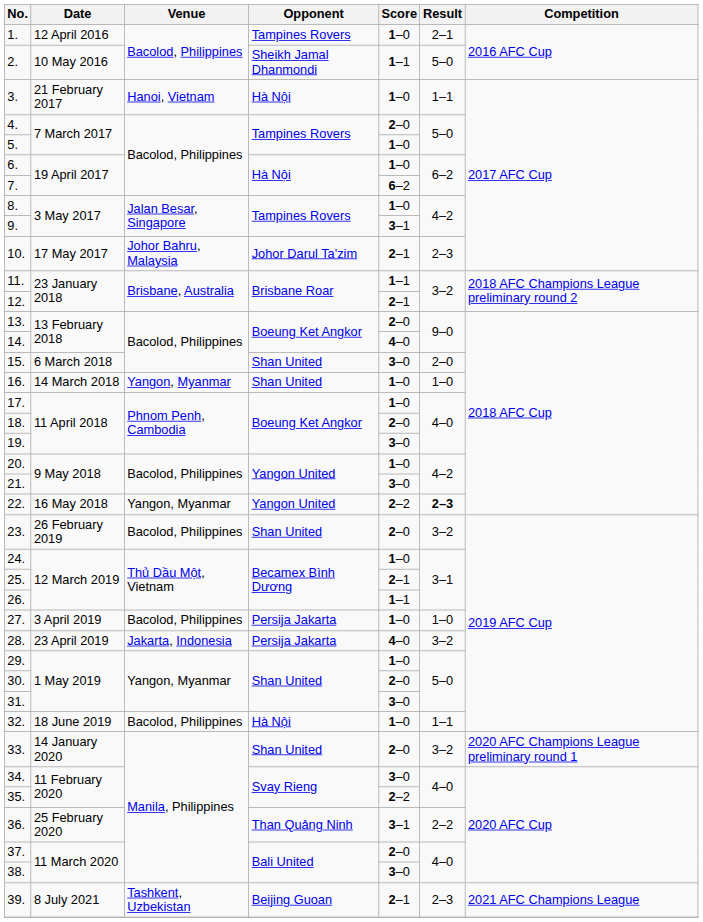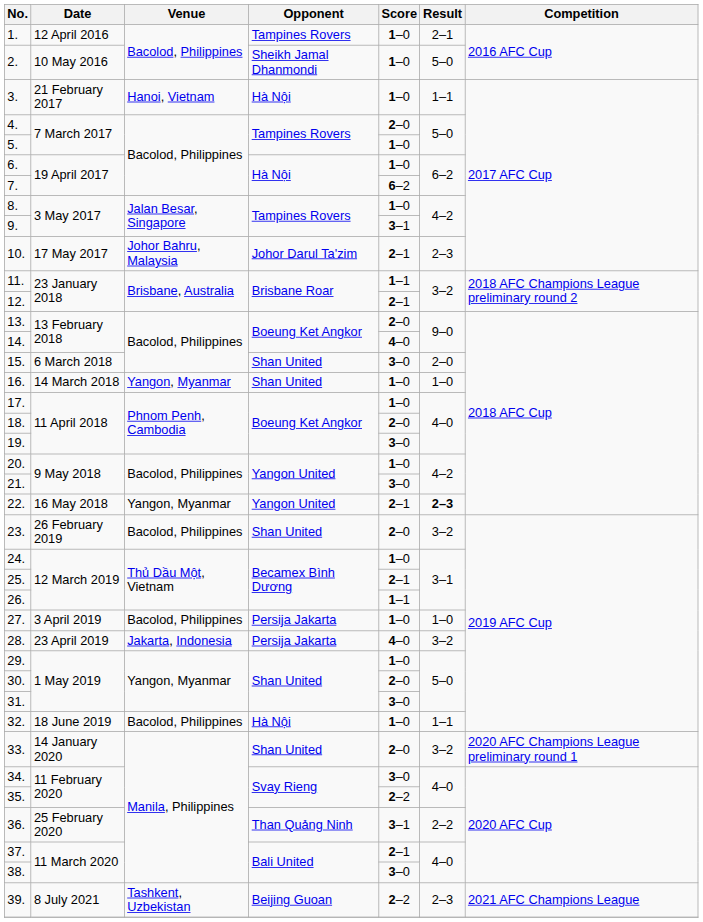(399, 62) 1–1 -> (399, 62) 1–0
(399, 504) 2–2 -> (399, 504) 2–1
(399, 852) 2–0 -> (399, 852) 2–1
(399, 899) 2–1 -> (399, 899) 2–2
